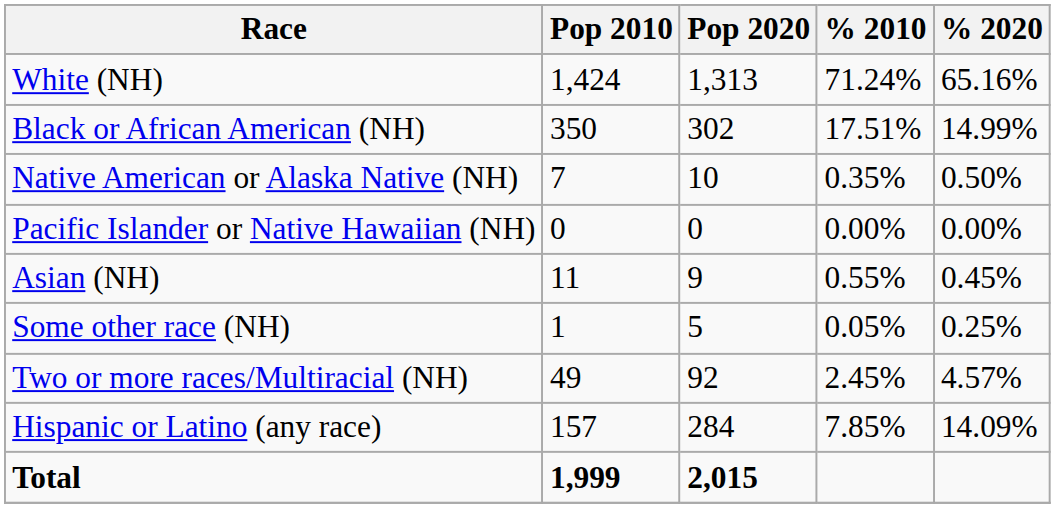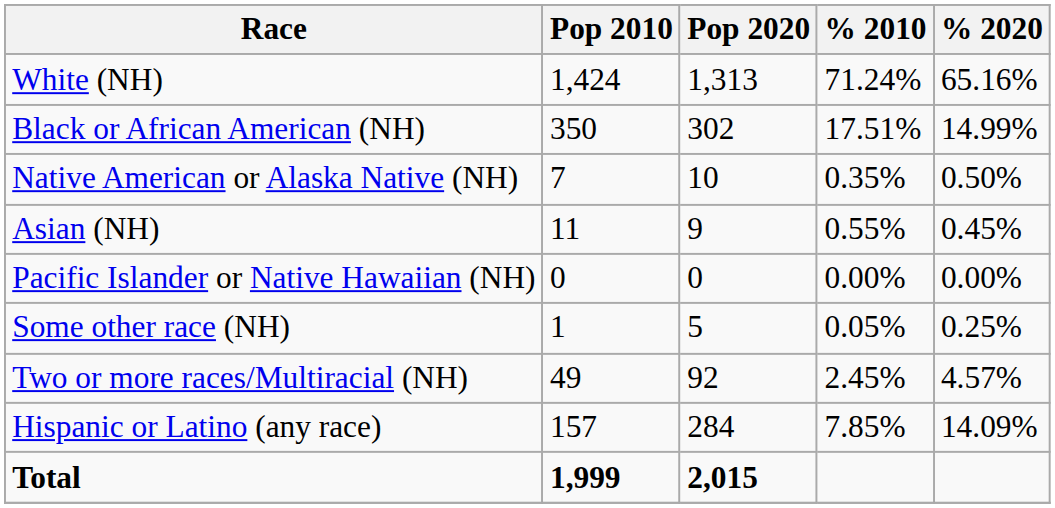rows swapped: (86, 278) <-> (274, 228)
